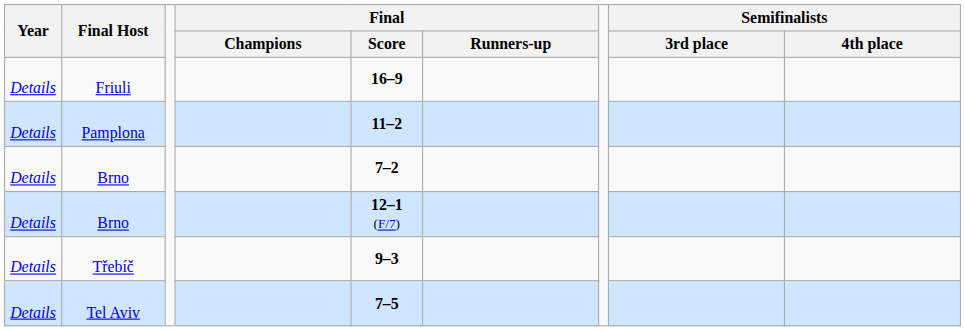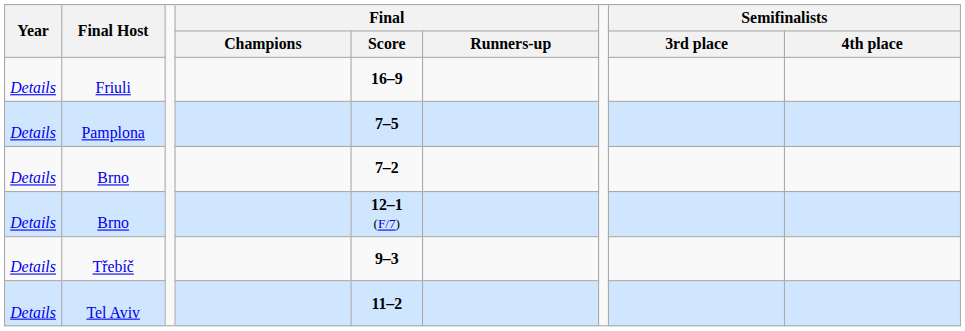(387, 124) 11–2 -> (387, 124) 7–5
(387, 303) 7–5 -> (387, 303) 11–2
